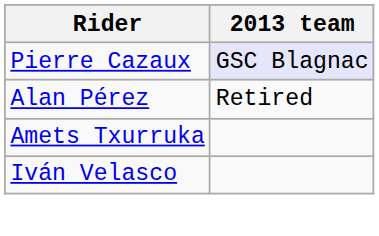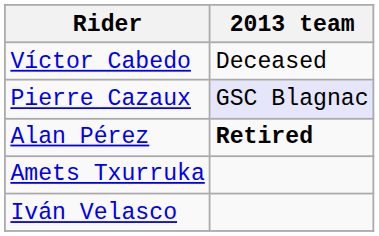+ row: (101, 61)
(264, 99) normal -> (264, 137) bold
